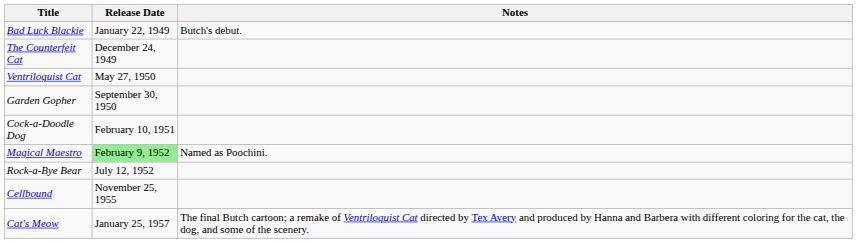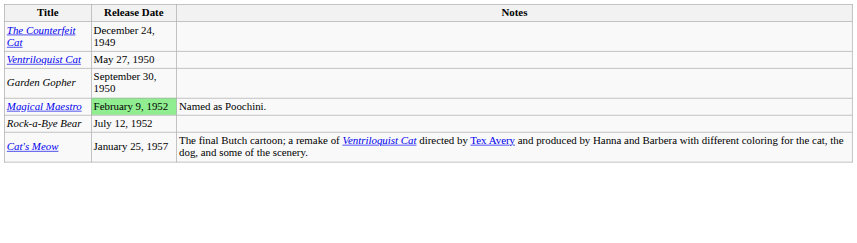- row: (45, 30)
- row: (40, 130)
- row: (30, 194)
